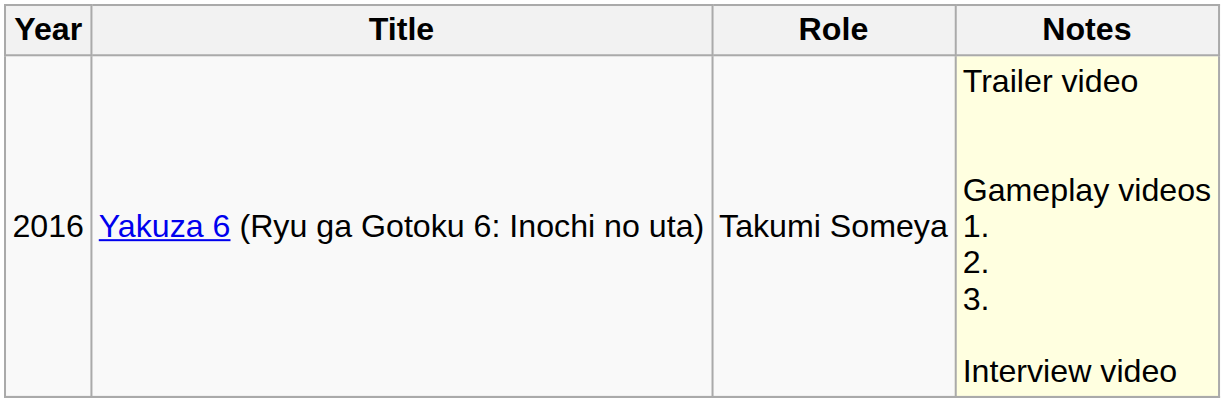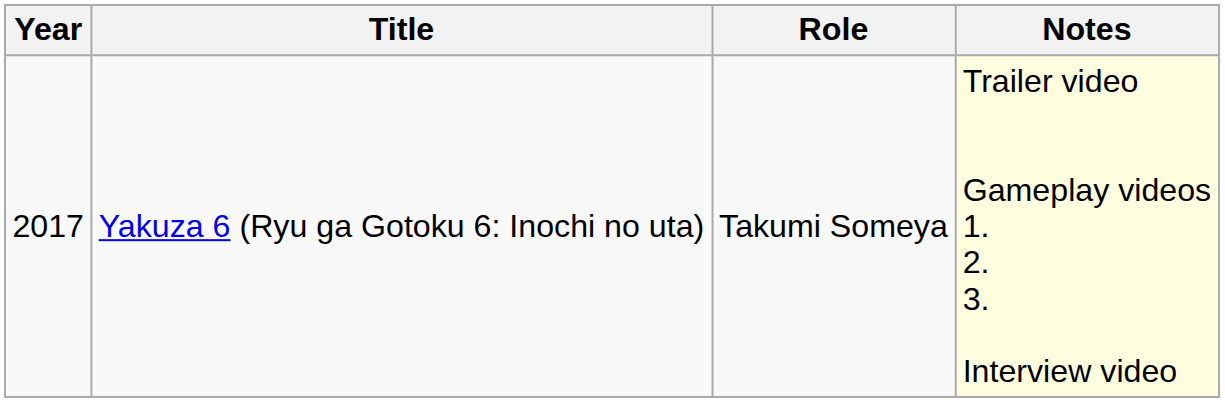(48, 225) 2016 -> (48, 225) 2017
